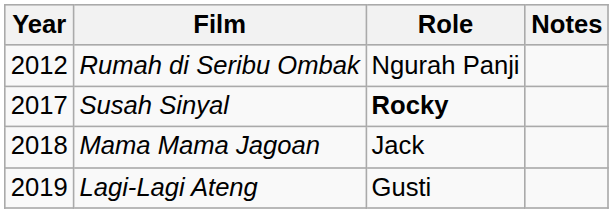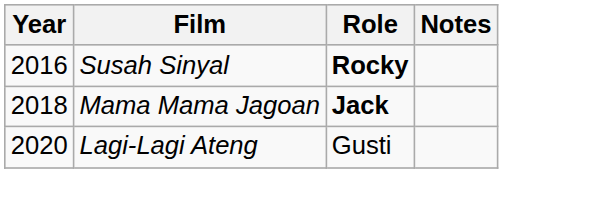- row: (220, 65)
(39, 106) 2017 -> (39, 65) 2016
(398, 146) normal -> (360, 106) bold
(39, 187) 2019 -> (39, 146) 2020
